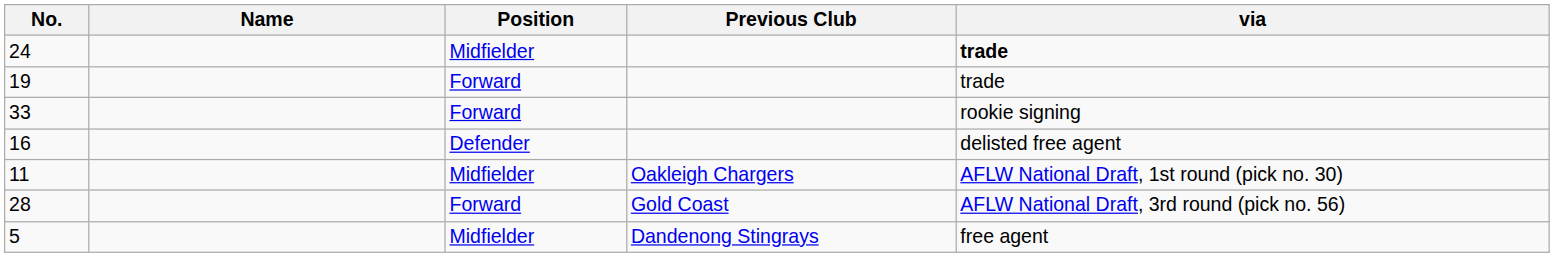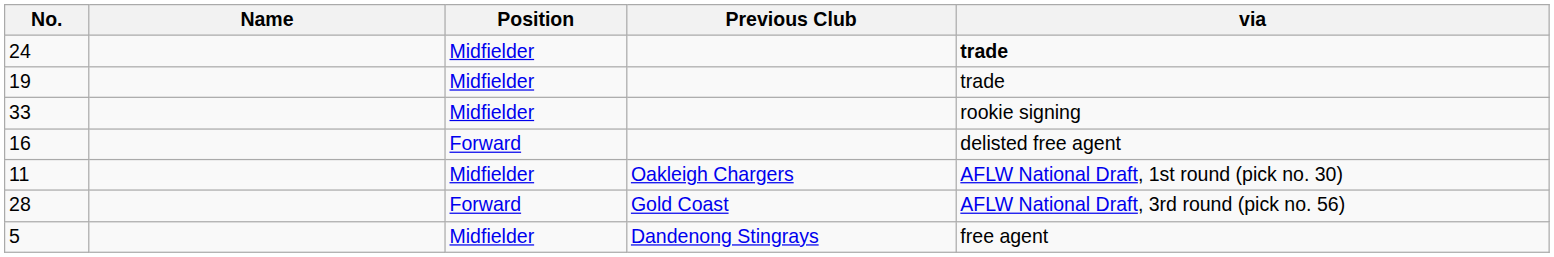(485, 81) Forward -> (492, 81) Midfielder
(485, 112) Forward -> (492, 112) Midfielder
(490, 143) Defender -> (485, 143) Forward
